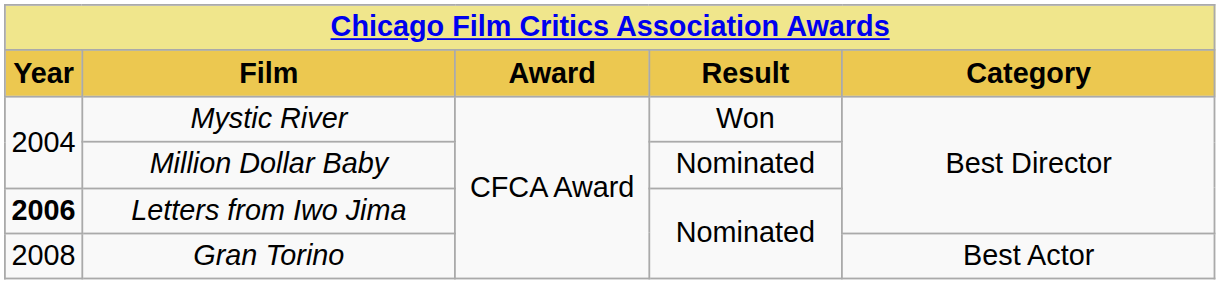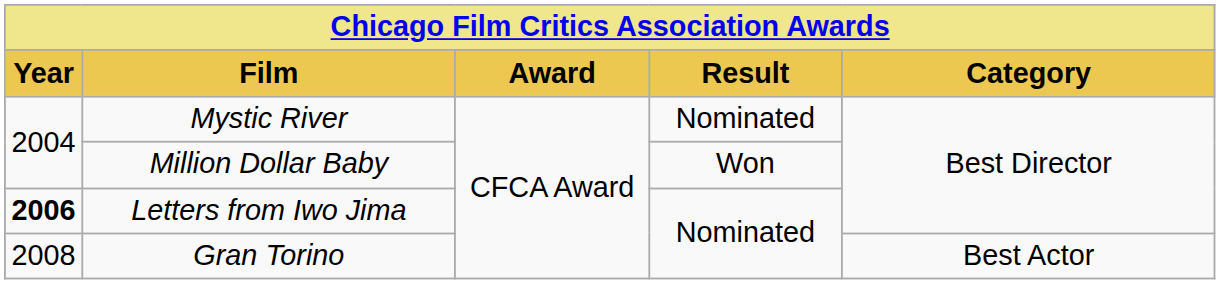(745, 118) Won -> (745, 118) Nominated
(745, 164) Nominated -> (745, 164) Won
